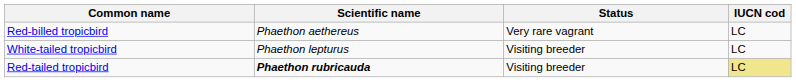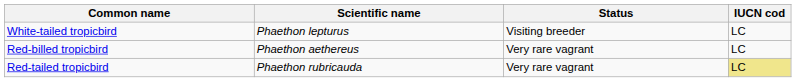rows swapped: (62, 49) <-> (57, 31)
(313, 67) bold -> (309, 67) normal
(546, 67) Visiting breeder -> (550, 67) Very rare vagrant
